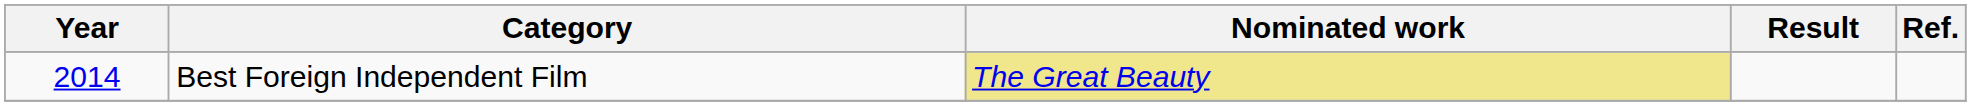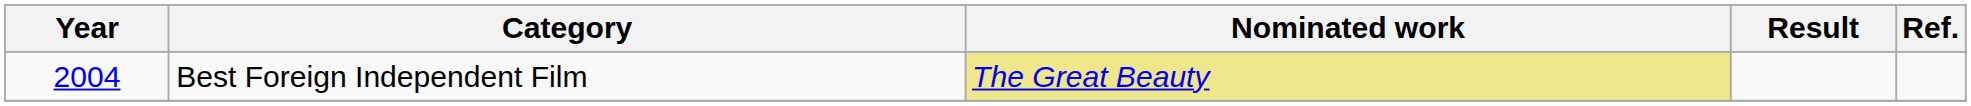(87, 76) 2014 -> (87, 76) 2004
